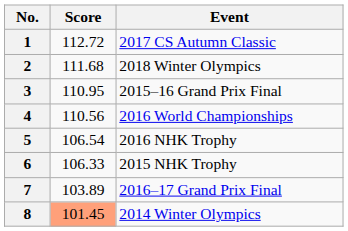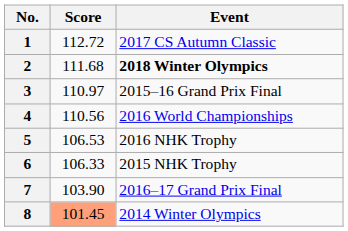(190, 66) normal -> (194, 66) bold
(83, 91) 110.95 -> (83, 91) 110.97
(83, 140) 106.54 -> (83, 140) 106.53
(83, 189) 103.89 -> (83, 189) 103.90
